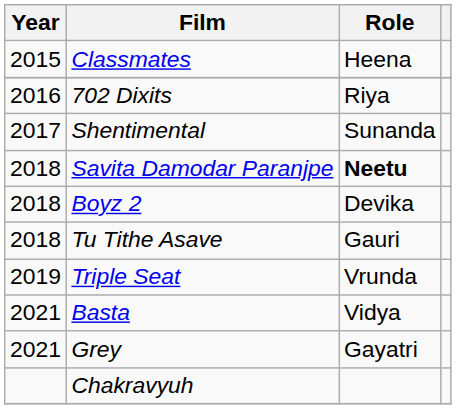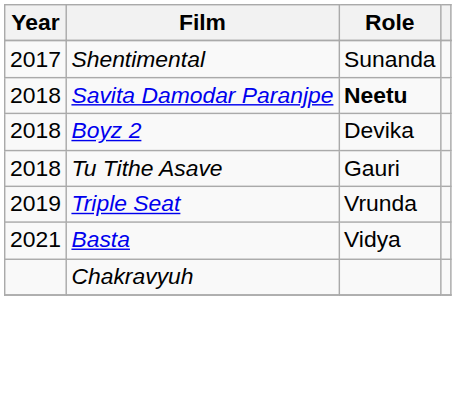- row: (131, 58)
- row: (122, 95)
- row: (96, 349)
